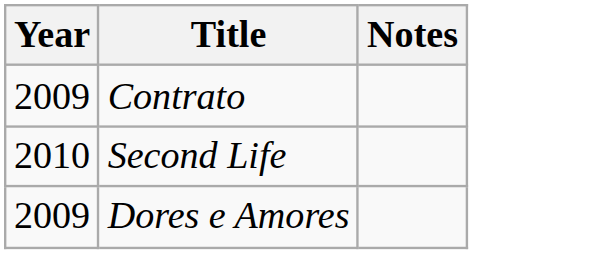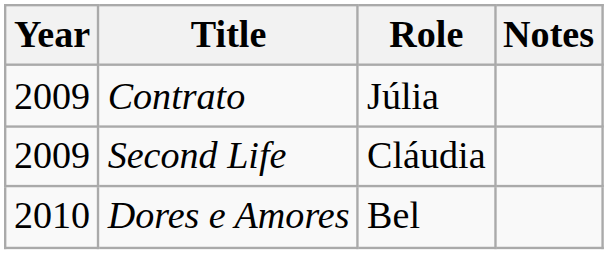+ column: (426, 34)
(52, 155) 2010 -> (52, 155) 2009
(52, 215) 2009 -> (52, 215) 2010
